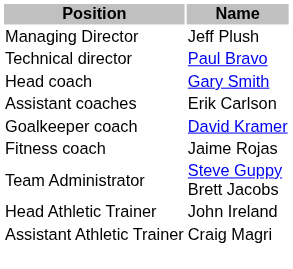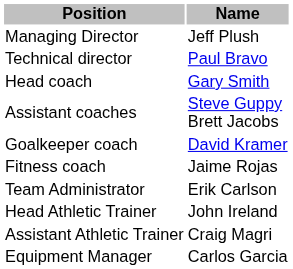(232, 103) Erik Carlson -> (235, 113) Steve Guppy Brett Jacobs
(235, 180) Steve Guppy Brett Jacobs -> (232, 189) Erik Carlson
+ row: (79, 256)
